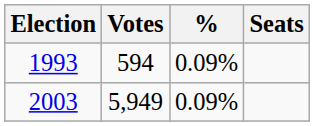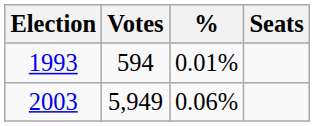(206, 62) 0.09% -> (206, 62) 0.01%
(206, 101) 0.09% -> (206, 101) 0.06%
